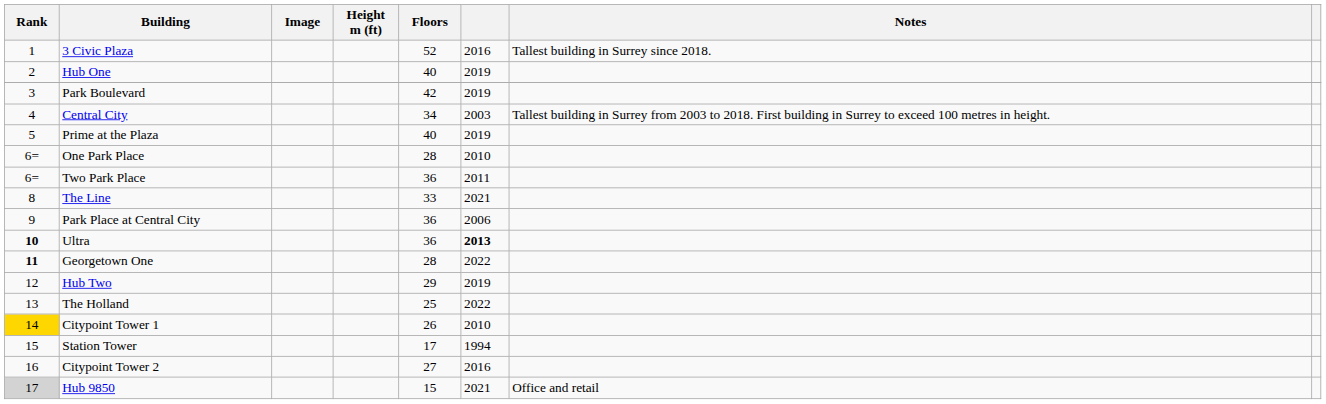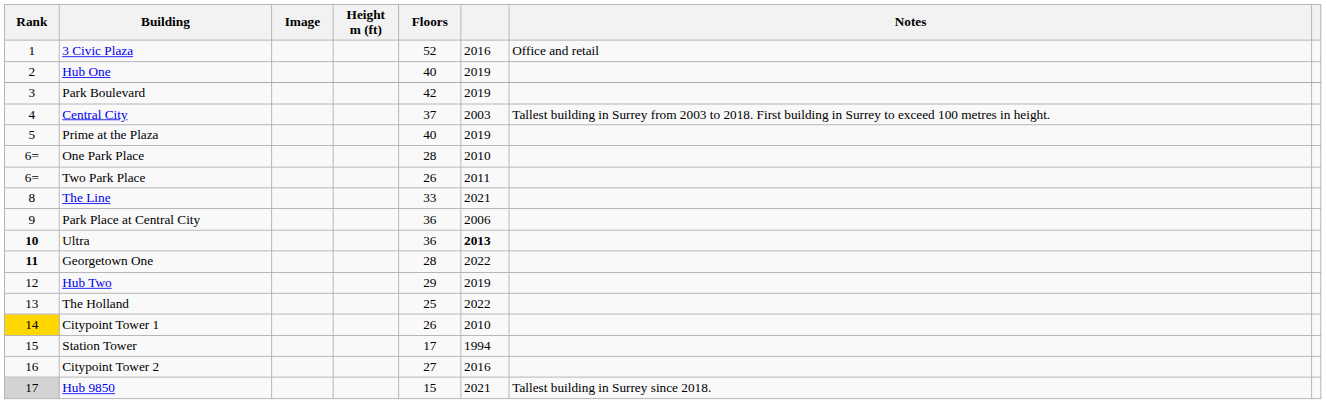(612, 51) Tallest building in Surrey since 2018. -> (556, 51) Office and retail
(430, 114) 34 -> (430, 114) 37
(430, 177) 36 -> (430, 177) 26
(556, 388) Office and retail -> (612, 388) Tallest building in Surrey since 2018.
